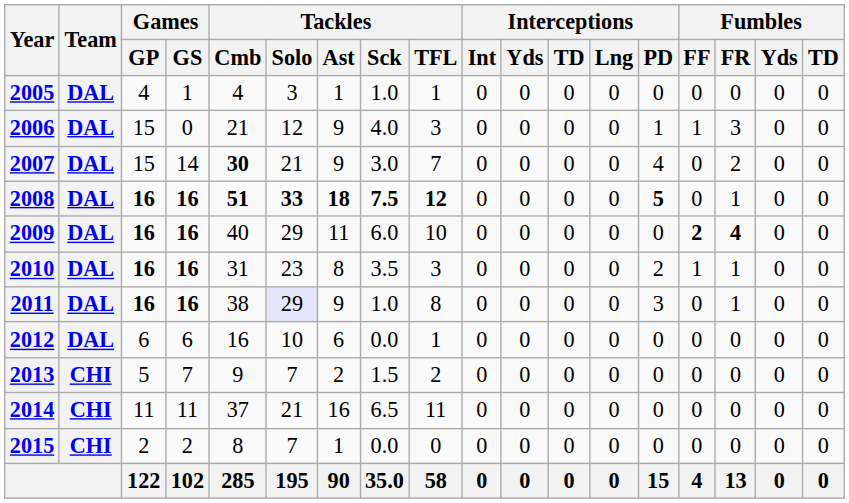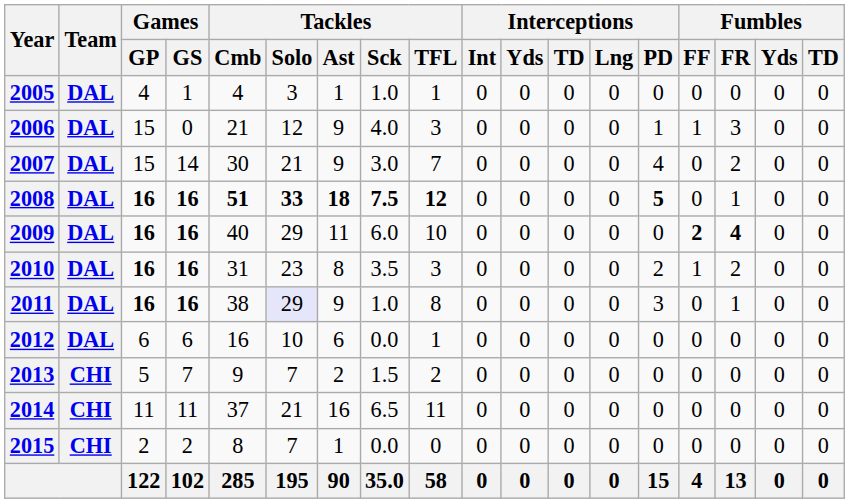(238, 163) bold -> (238, 163) normal
(736, 269) 1 -> (736, 269) 2
